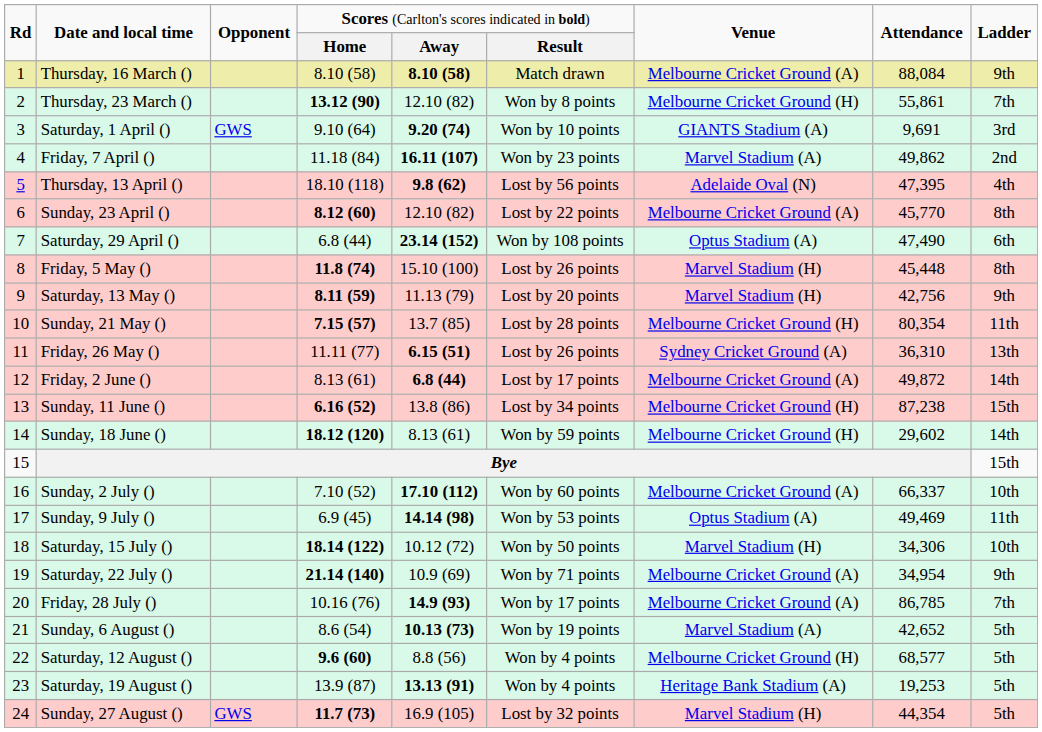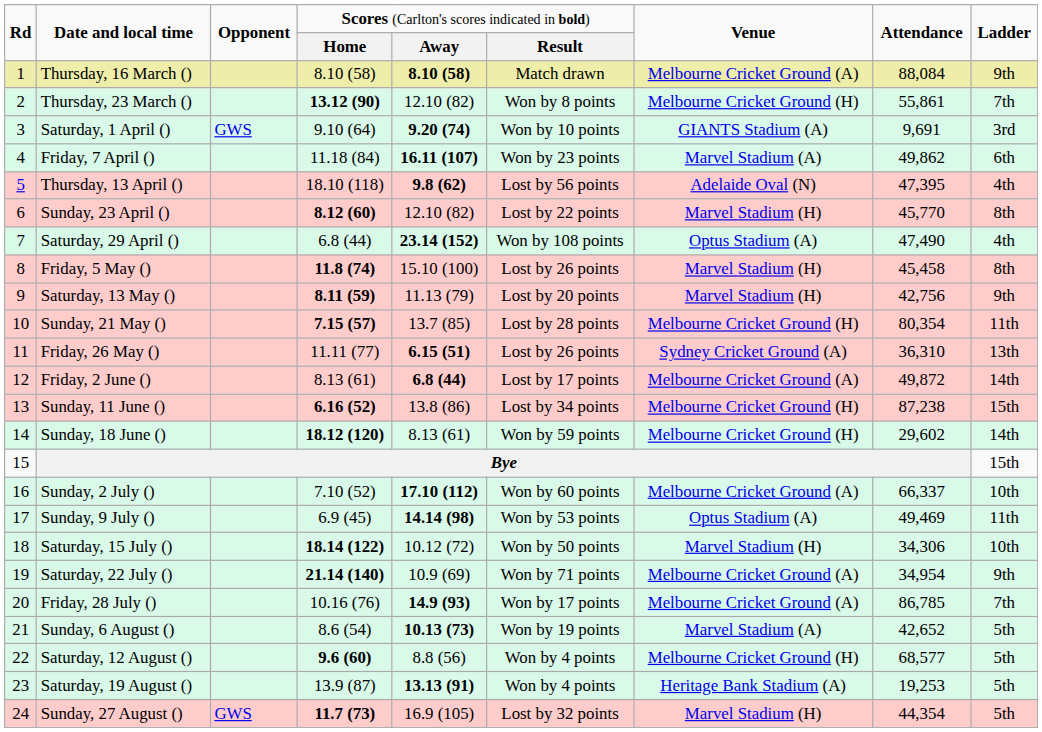(1004, 157) 2nd -> (1004, 157) 6th
(753, 213) Melbourne Cricket Ground (A) -> (753, 213) Marvel Stadium (H)
(1004, 241) 6th -> (1004, 241) 4th
(922, 268) 45,448 -> (922, 268) 45,458
